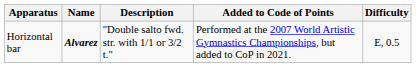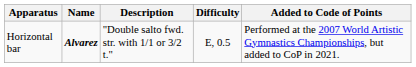columns swapped: (387, 13) <-> (278, 13)
